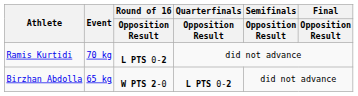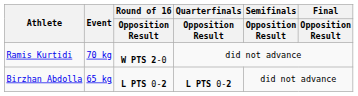(144, 60) L PTS 0-2 -> (144, 60) W PTS 2-0
(144, 84) W PTS 2-0 -> (144, 84) L PTS 0-2
